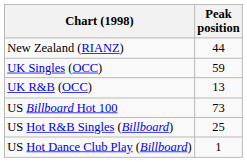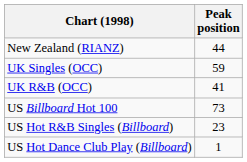(218, 87) 13 -> (218, 87) 41
(218, 127) 25 -> (218, 127) 23
